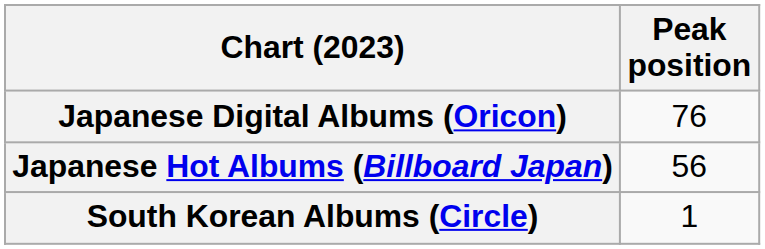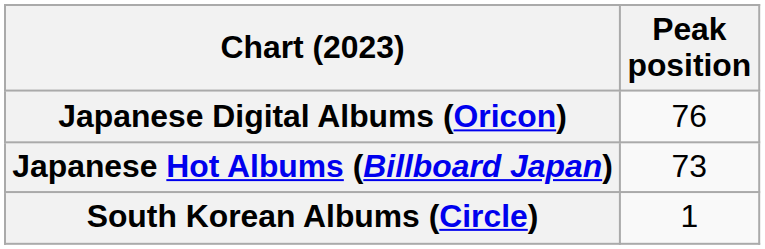(689, 166) 56 -> (689, 166) 73
